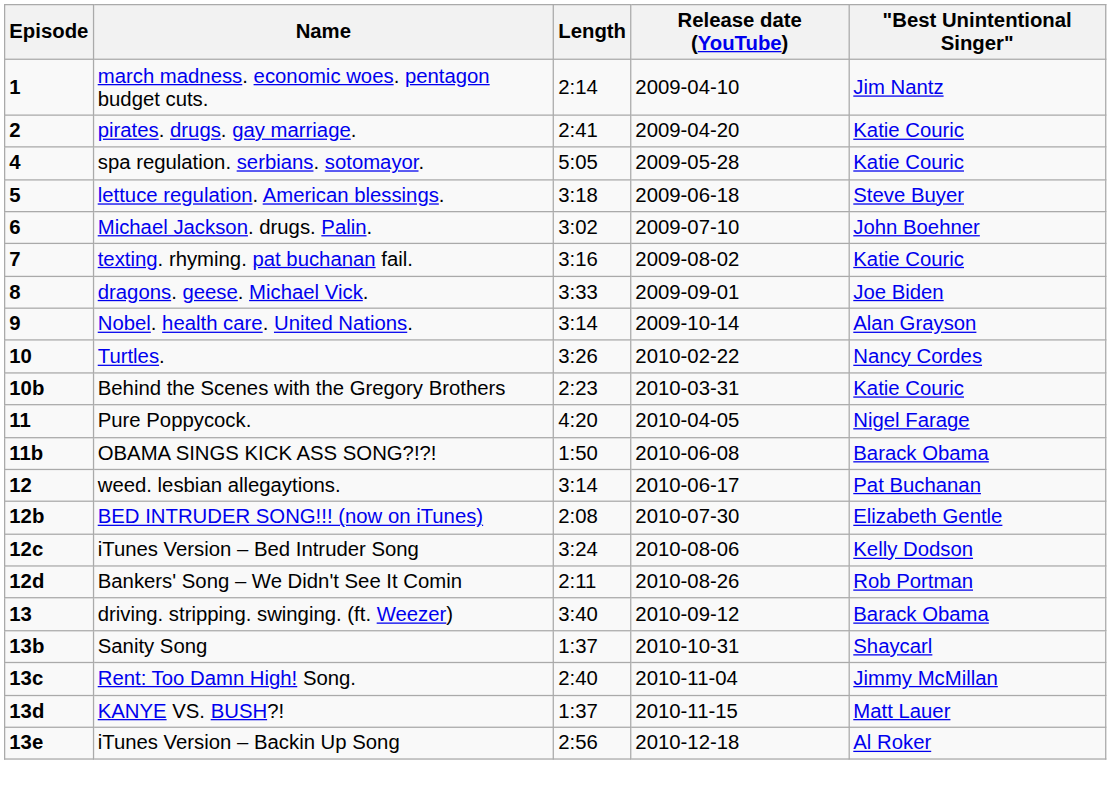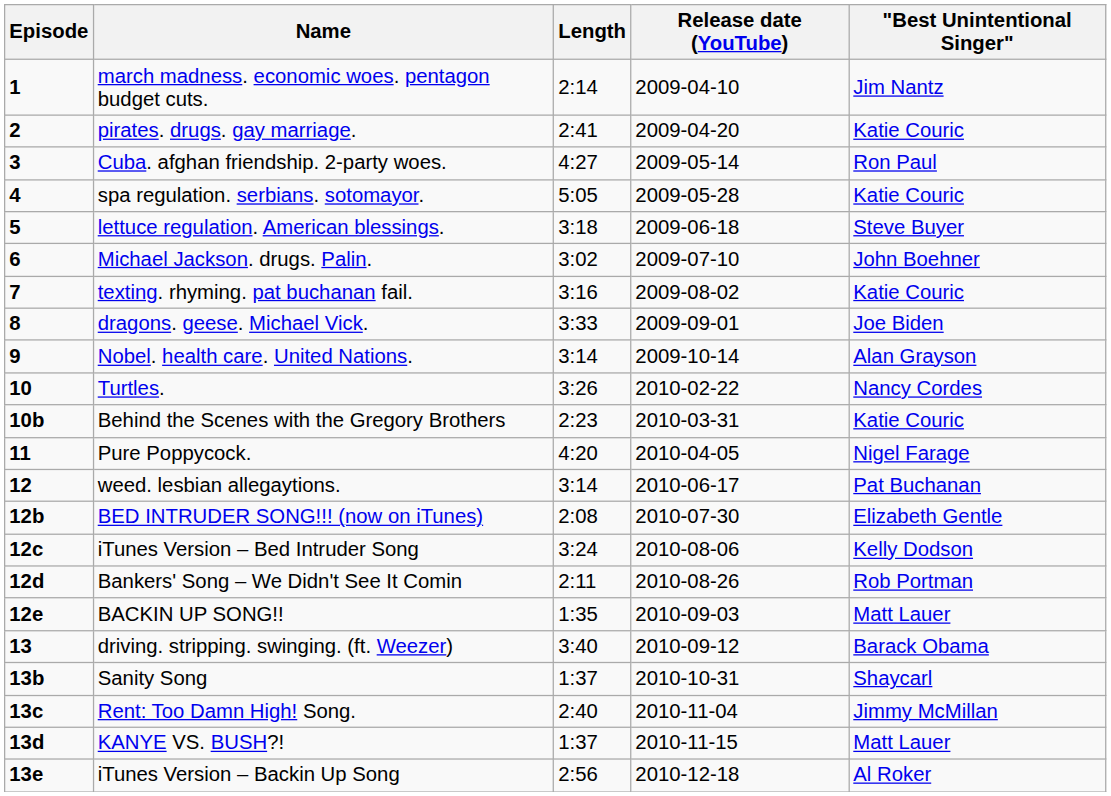+ row: (272, 163)
- row: (267, 453)
+ row: (191, 614)
